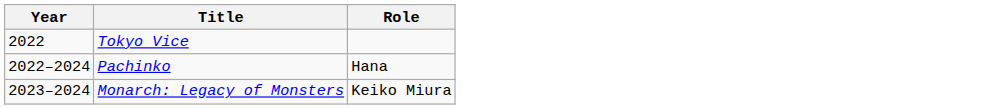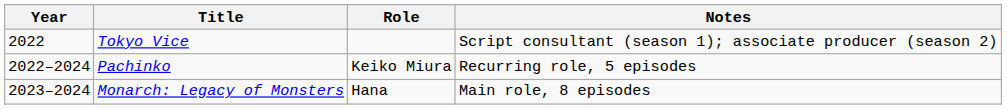+ column: (728, 17)
(370, 67) Hana -> (401, 67) Keiko Miura
(401, 91) Keiko Miura -> (370, 91) Hana
